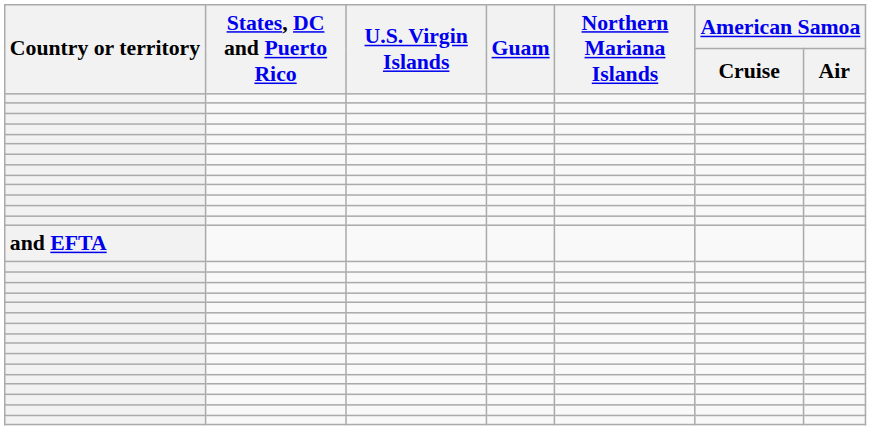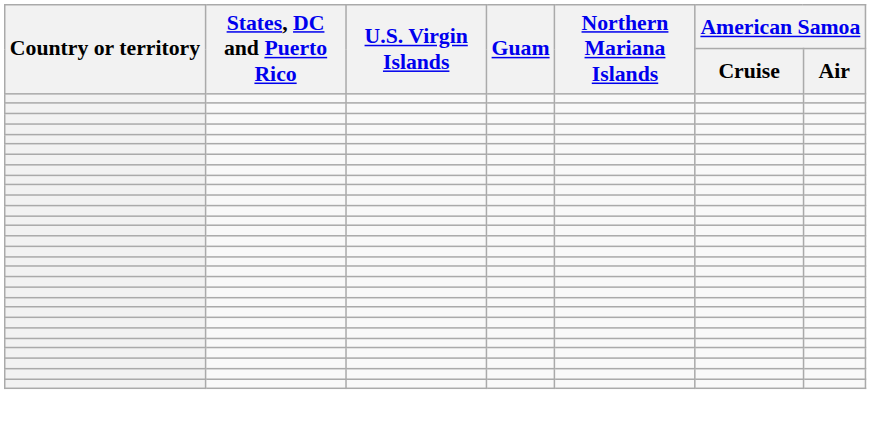- row: (58, 243)
